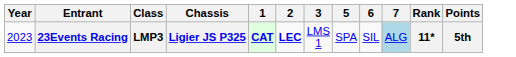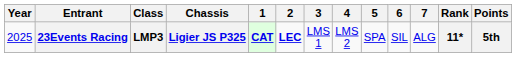+ column: (347, 13)
(20, 37) 2023 -> (20, 37) 2025
(396, 37) lightblue background -> (424, 37) no background
